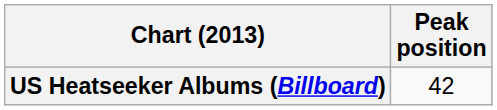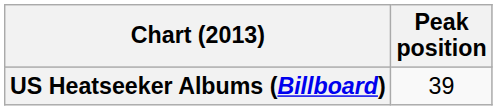(441, 85) 42 -> (441, 85) 39
